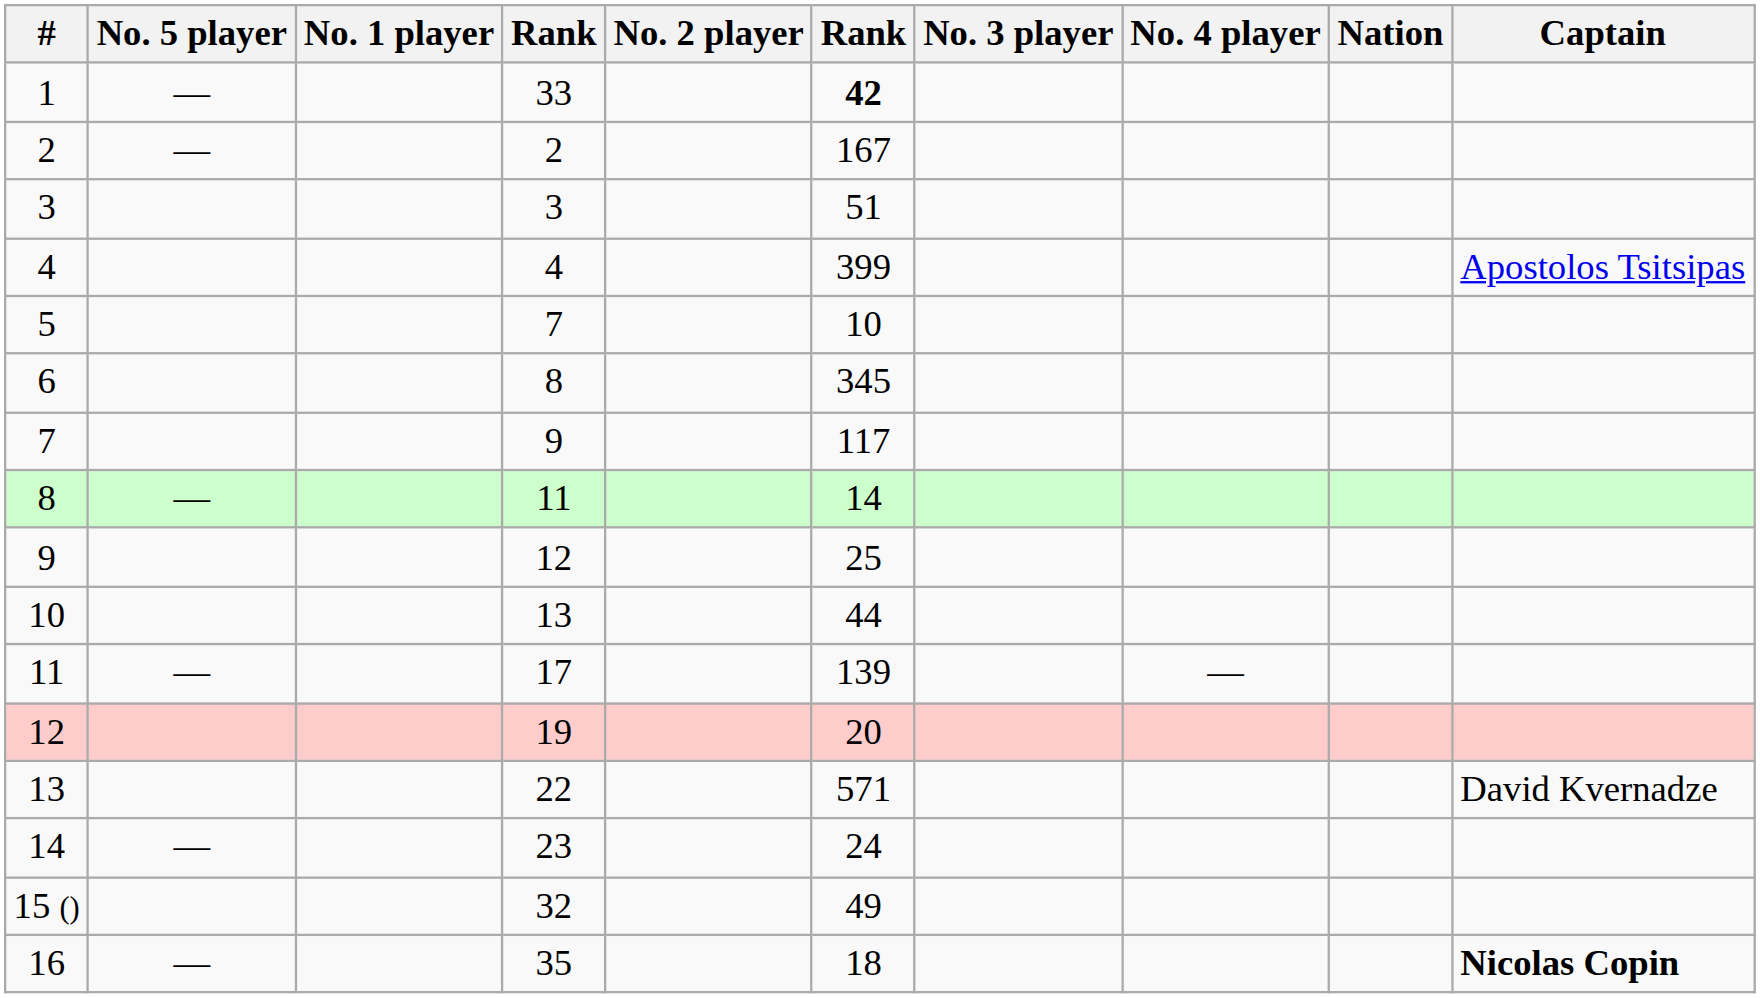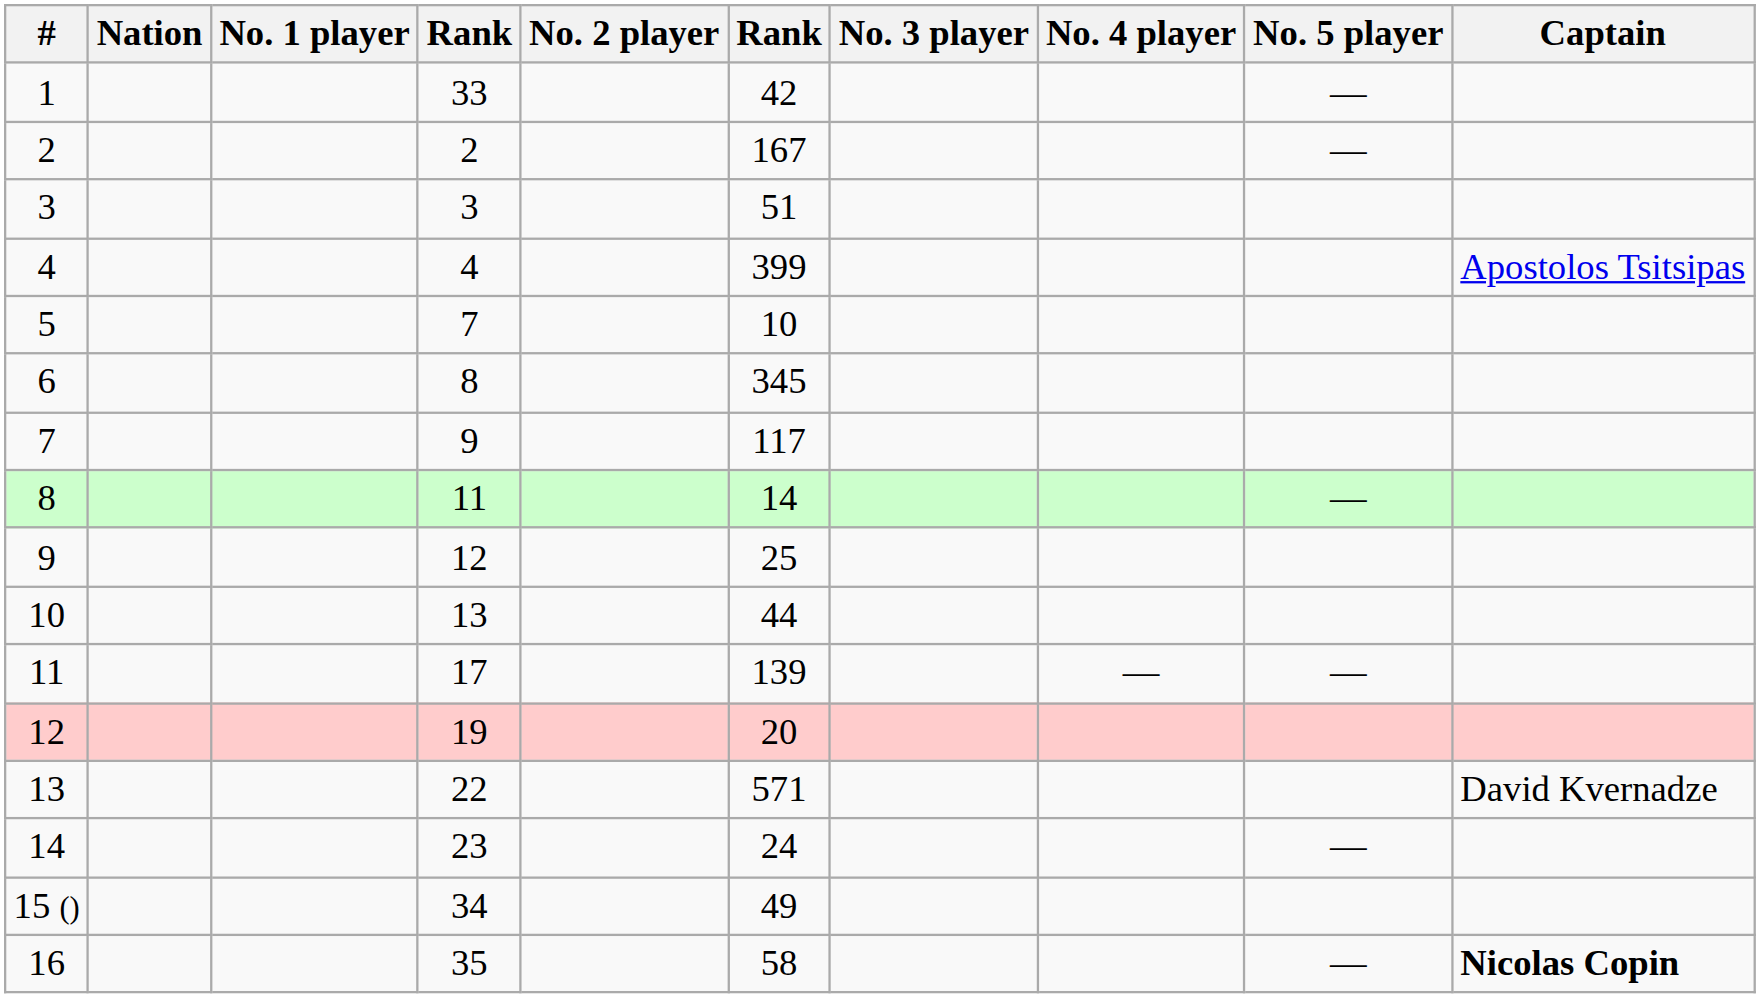columns swapped: (1391, 33) <-> (192, 33)
(863, 91) bold -> (779, 91) normal
(554, 905) 32 -> (469, 905) 34
(863, 963) 18 -> (779, 963) 58
